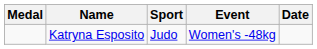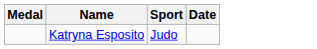- column: (232, 15)
